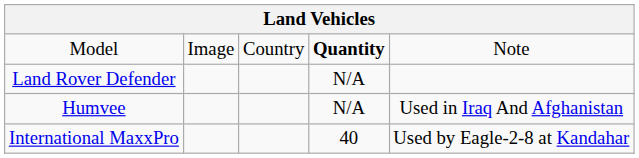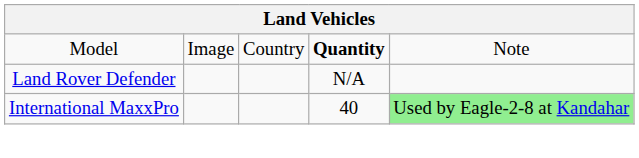- row: (94, 108)
(511, 138) no background -> (511, 108) lightgreen background
